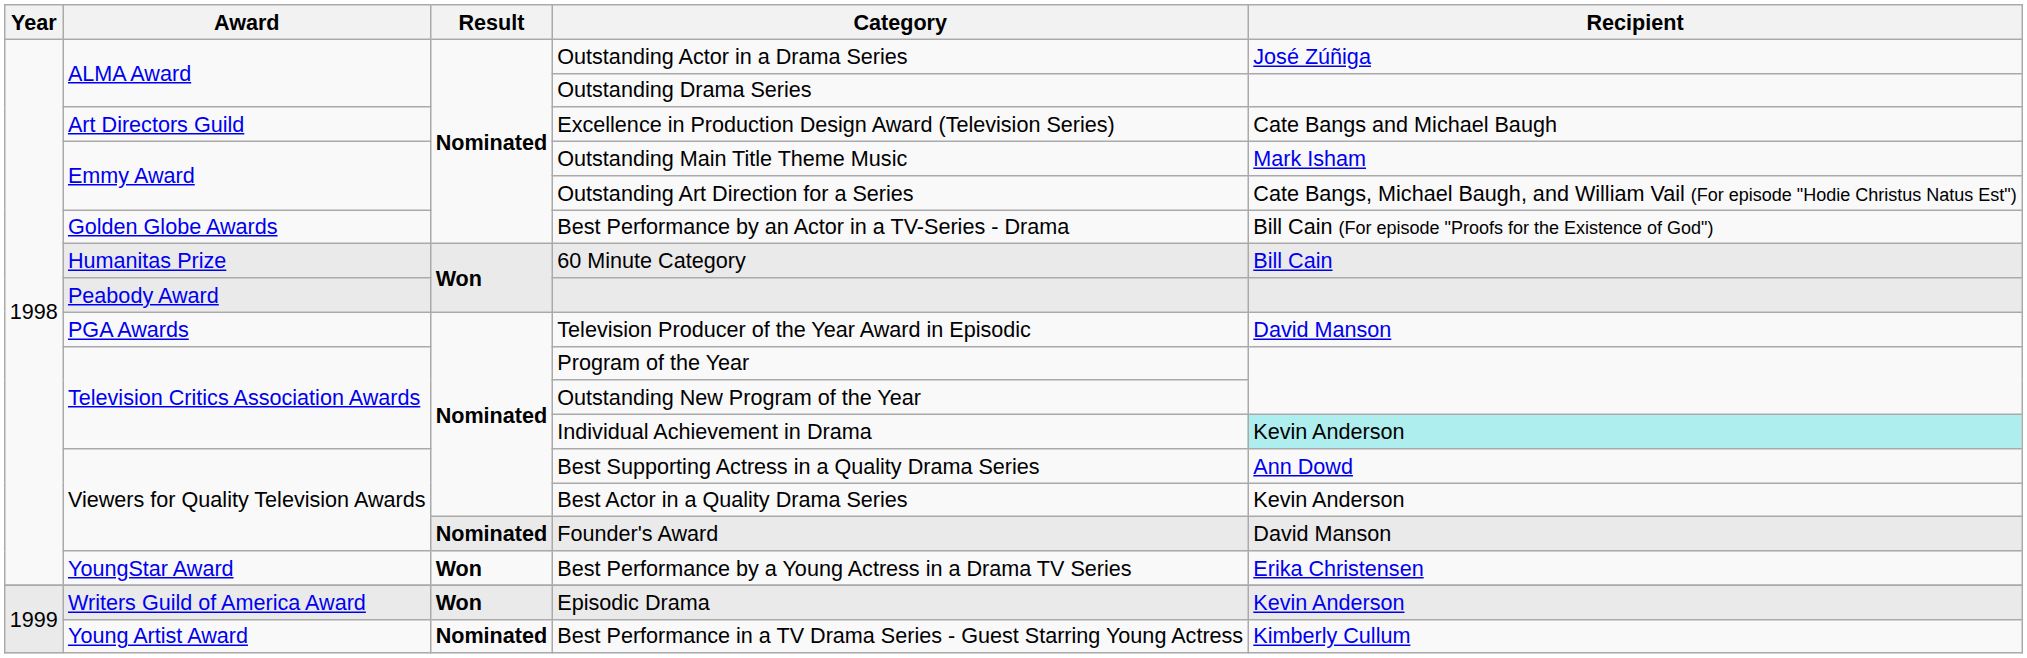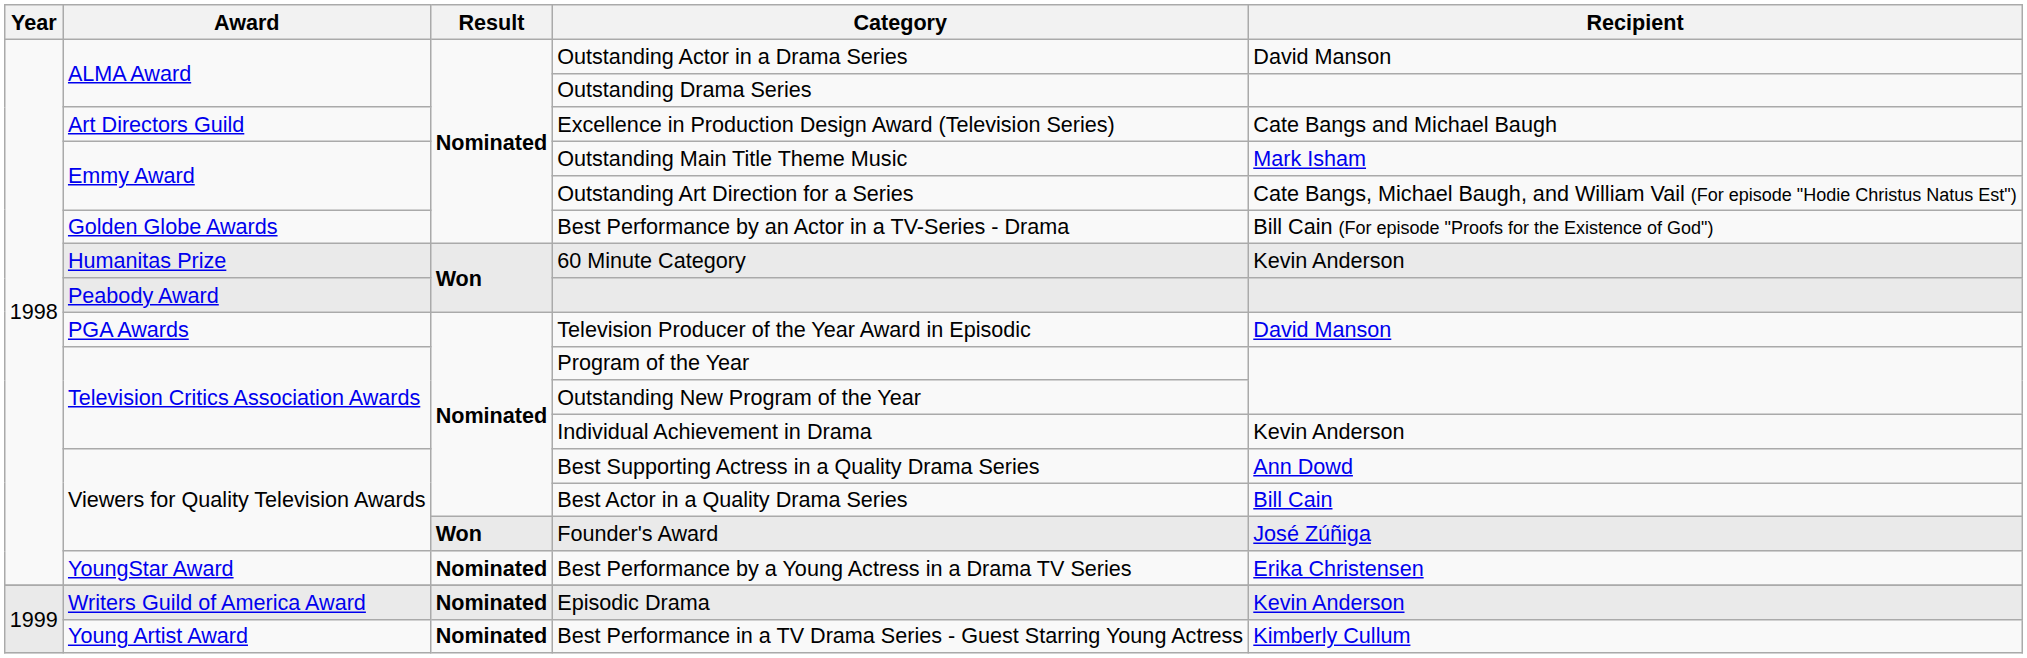(1312, 56) José Zúñiga -> (1322, 56) David Manson
(1293, 261) Bill Cain -> (1329, 261) Kevin Anderson
(1329, 432) paleturquoise background -> (1329, 432) no background
(1329, 500) Kevin Anderson -> (1293, 500) Bill Cain
(491, 534) Nominated -> (459, 534) Won
(1322, 534) David Manson -> (1312, 534) José Zúñiga
(459, 568) Won -> (491, 568) Nominated
(459, 602) Won -> (491, 602) Nominated
